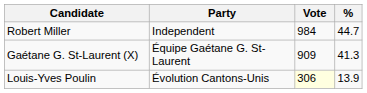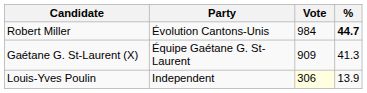(183, 31) Independent -> (211, 31) Évolution Cantons-Unis
(348, 31) normal -> (348, 31) bold
(211, 79) Évolution Cantons-Unis -> (183, 79) Independent
